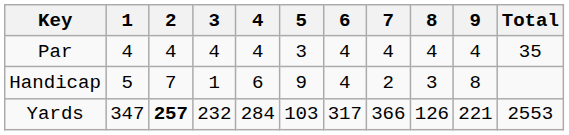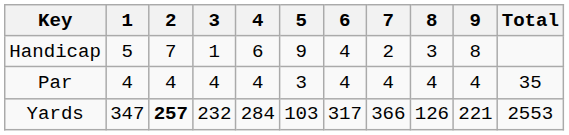rows swapped: (55, 51) <-> (55, 83)
